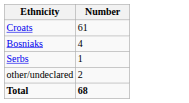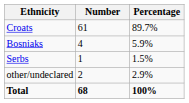+ column: (157, 12)
